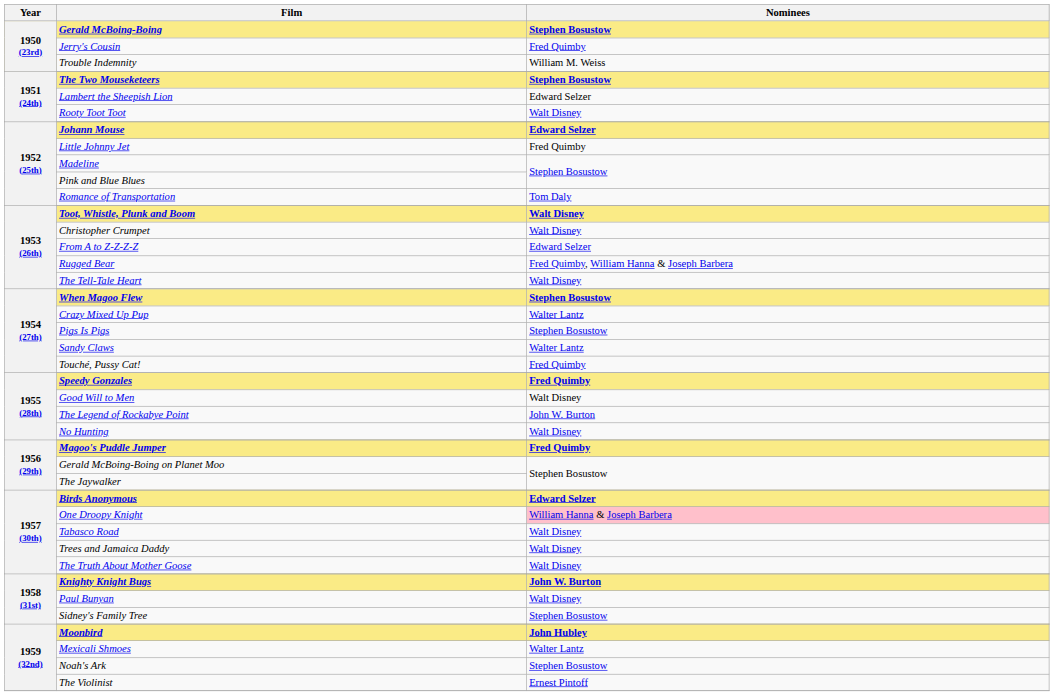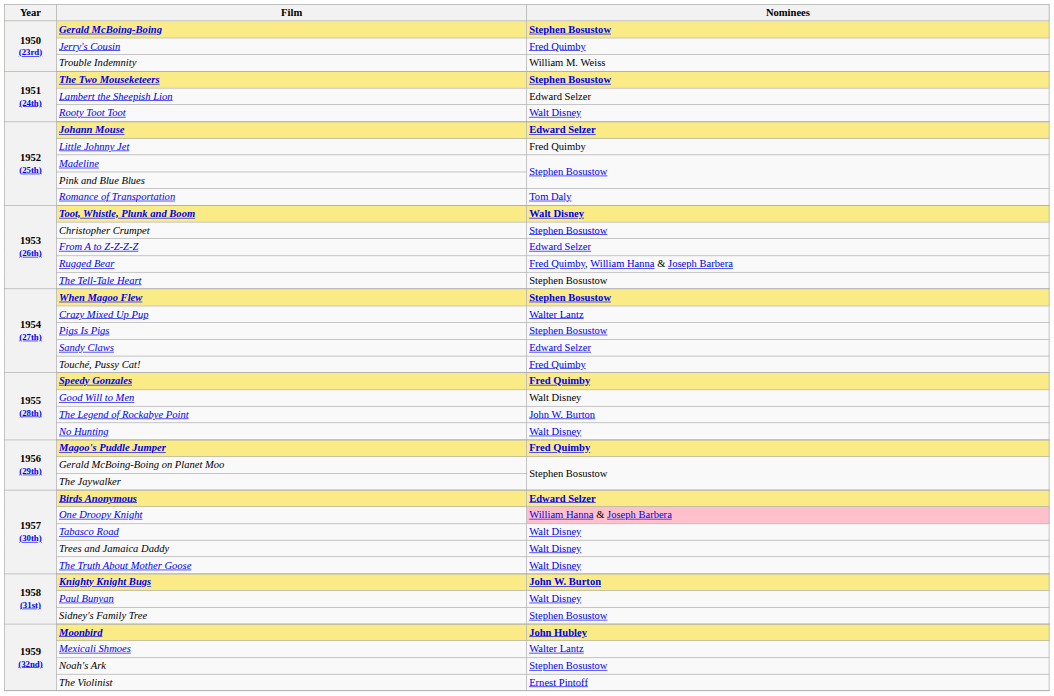(555, 230) Walt Disney -> (568, 230) Stephen Bosustow
(555, 280) Walt Disney -> (568, 280) Stephen Bosustow
(556, 347) Walter Lantz -> (560, 347) Edward Selzer
